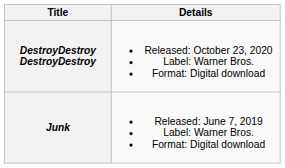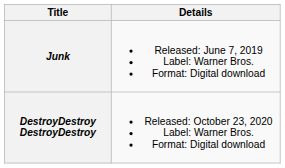rows swapped: (58, 127) <-> (58, 56)
